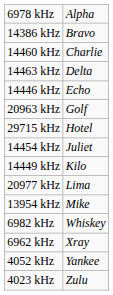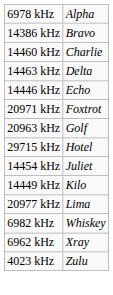+ row: (34, 109)
- row: (34, 204)
- row: (31, 261)
